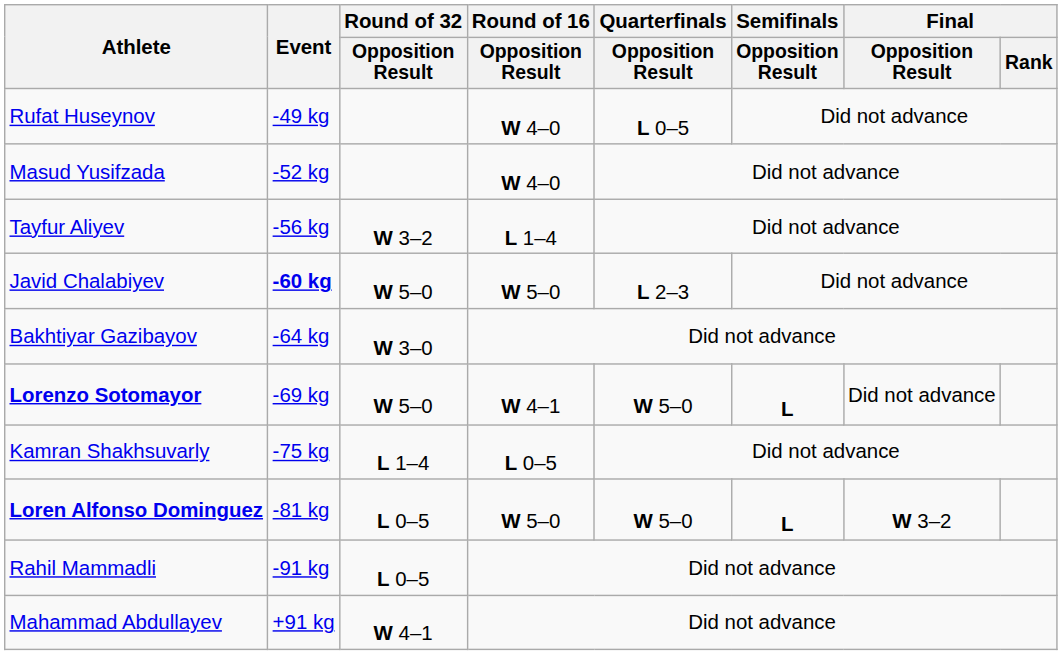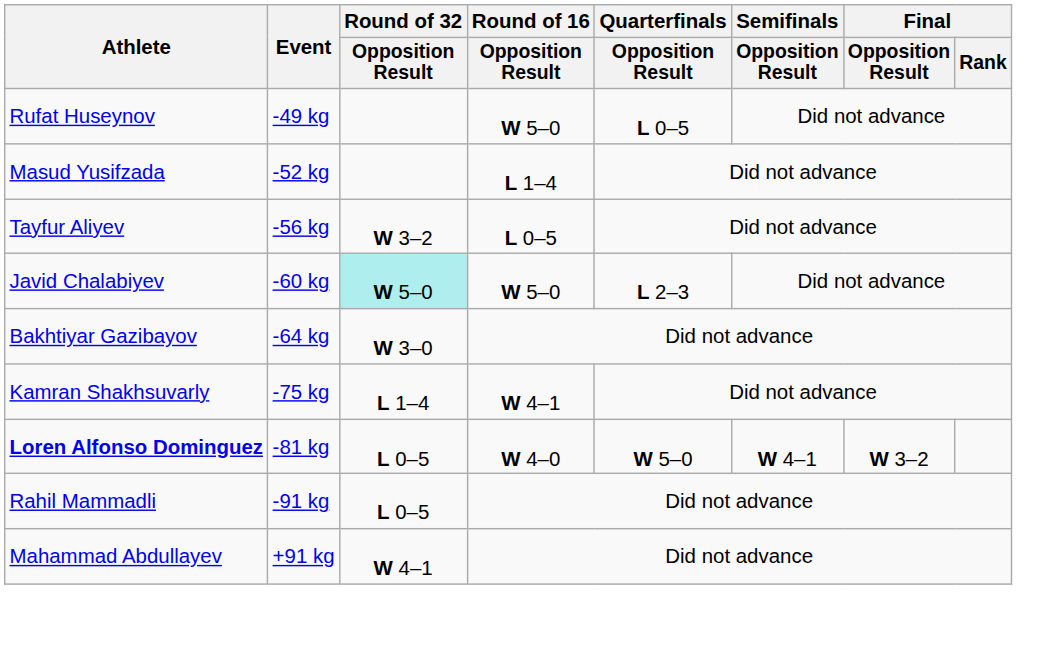(531, 128) W 4–0 -> (531, 128) W 5–0
(531, 183) W 4–0 -> (531, 183) L 1–4
(531, 238) L 1–4 -> (531, 238) L 0–5
(302, 282) bold -> (301, 282) normal
(403, 293) no background -> (403, 293) paleturquoise background
- row: (105, 395)
(531, 464) L 0–5 -> (531, 403) W 4–1
(531, 521) W 5–0 -> (531, 458) W 4–0
(787, 524) L -> (787, 458) W 4–1
